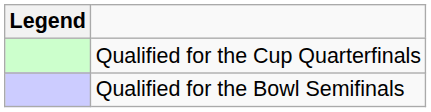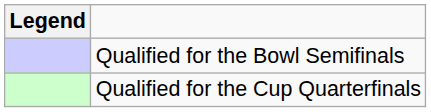rows swapped: (258, 55) <-> (250, 89)
